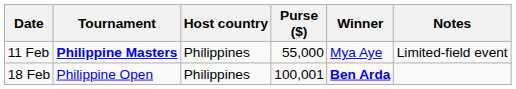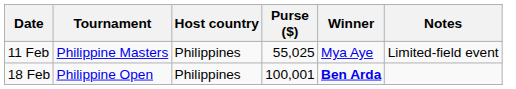(117, 52) bold -> (112, 52) normal
(303, 52) 55,000 -> (294, 52) 55,025
